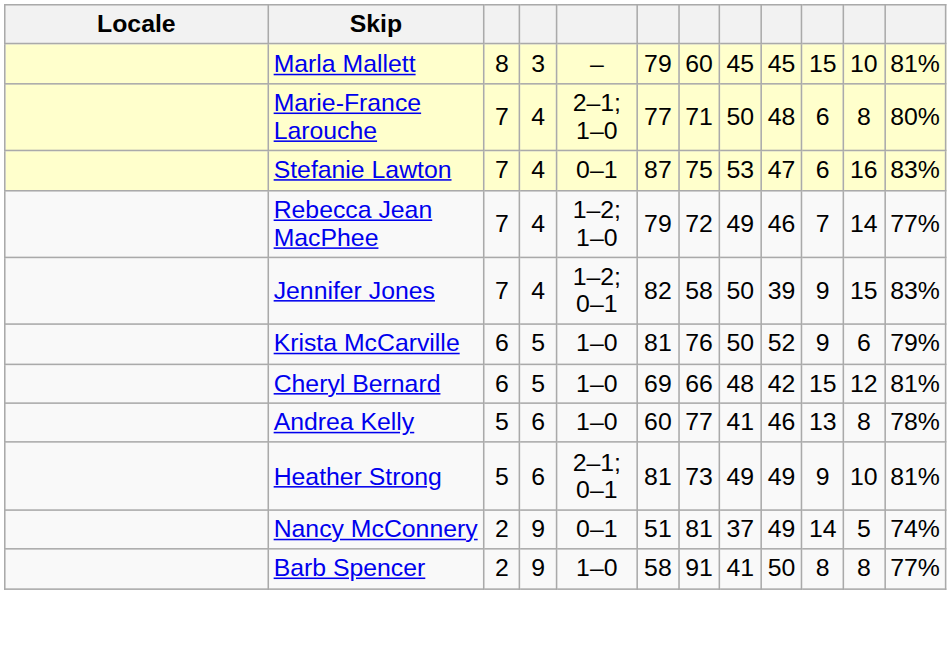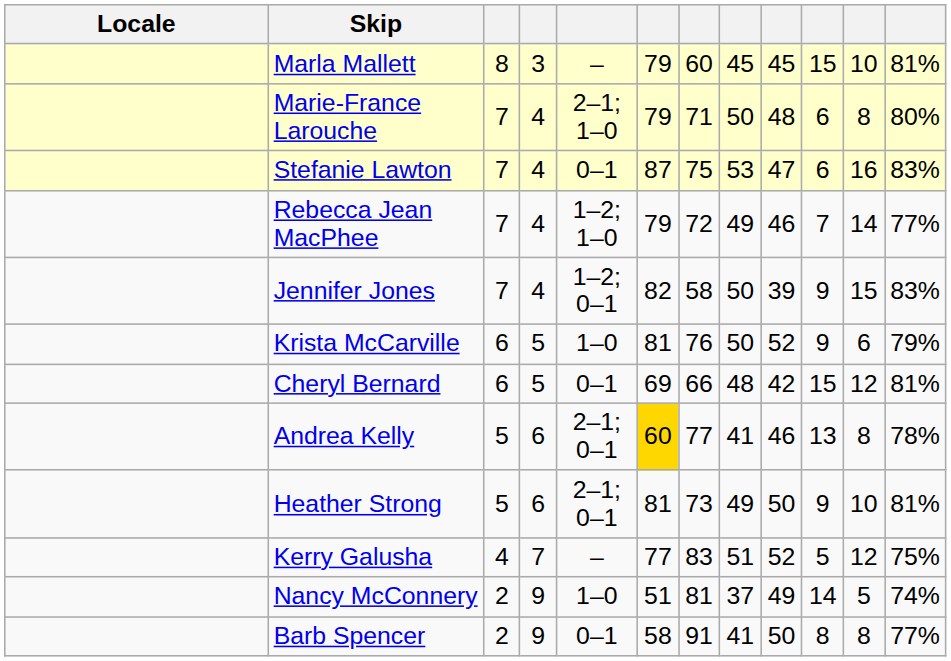(658, 116) 77 -> (658, 116) 79
(597, 383) 1–0 -> (597, 383) 0–1
(597, 422) 1–0 -> (597, 436) 2–1; 0–1
(658, 422) no background -> (658, 436) gold background
(781, 475) 49 -> (781, 503) 50
+ row: (353, 556)
(597, 529) 0–1 -> (597, 596) 1–0
(597, 568) 1–0 -> (597, 635) 0–1
